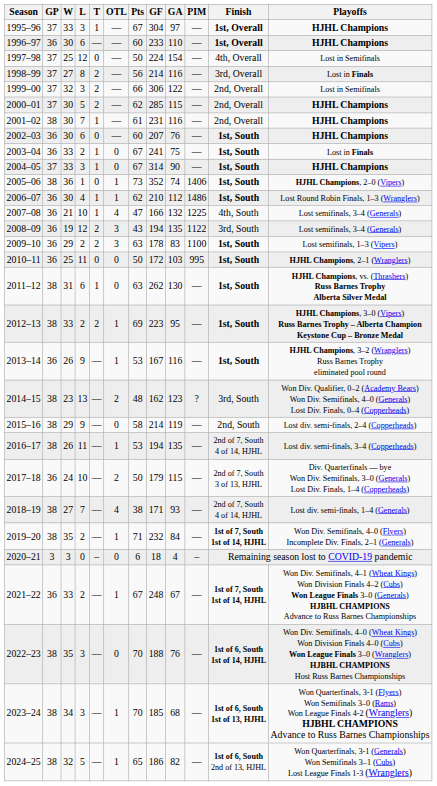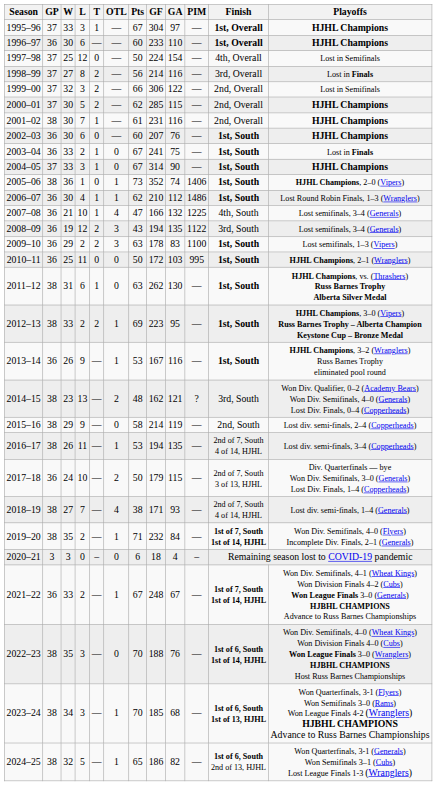(175, 398) 123 -> (175, 398) 121
